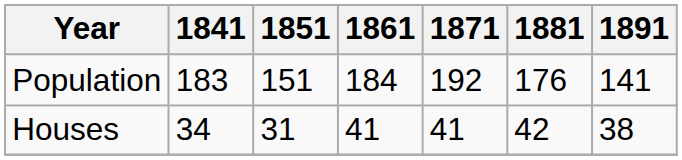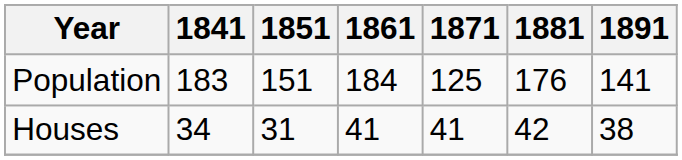(456, 79) 192 -> (456, 79) 125
